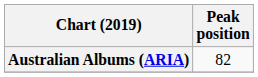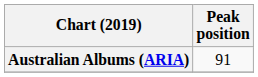(223, 59) 82 -> (223, 59) 91
